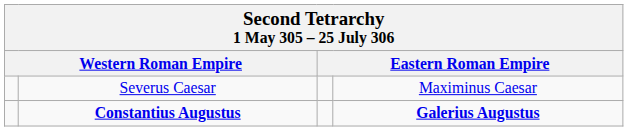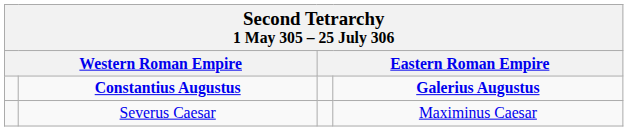rows swapped: (168, 113) <-> (168, 88)
